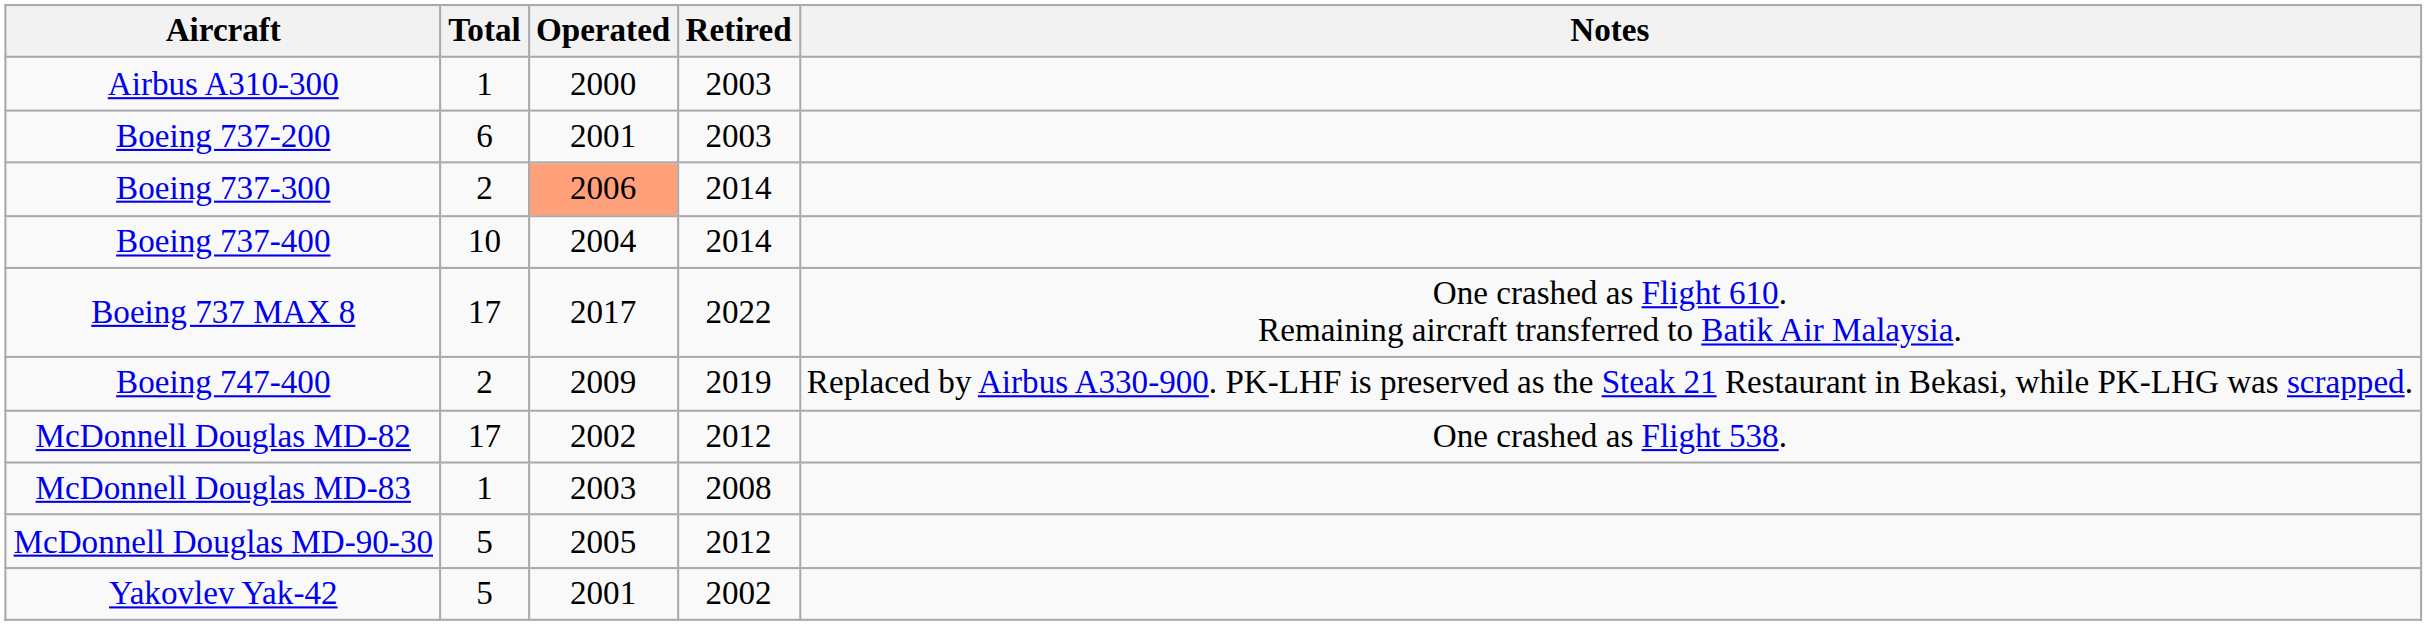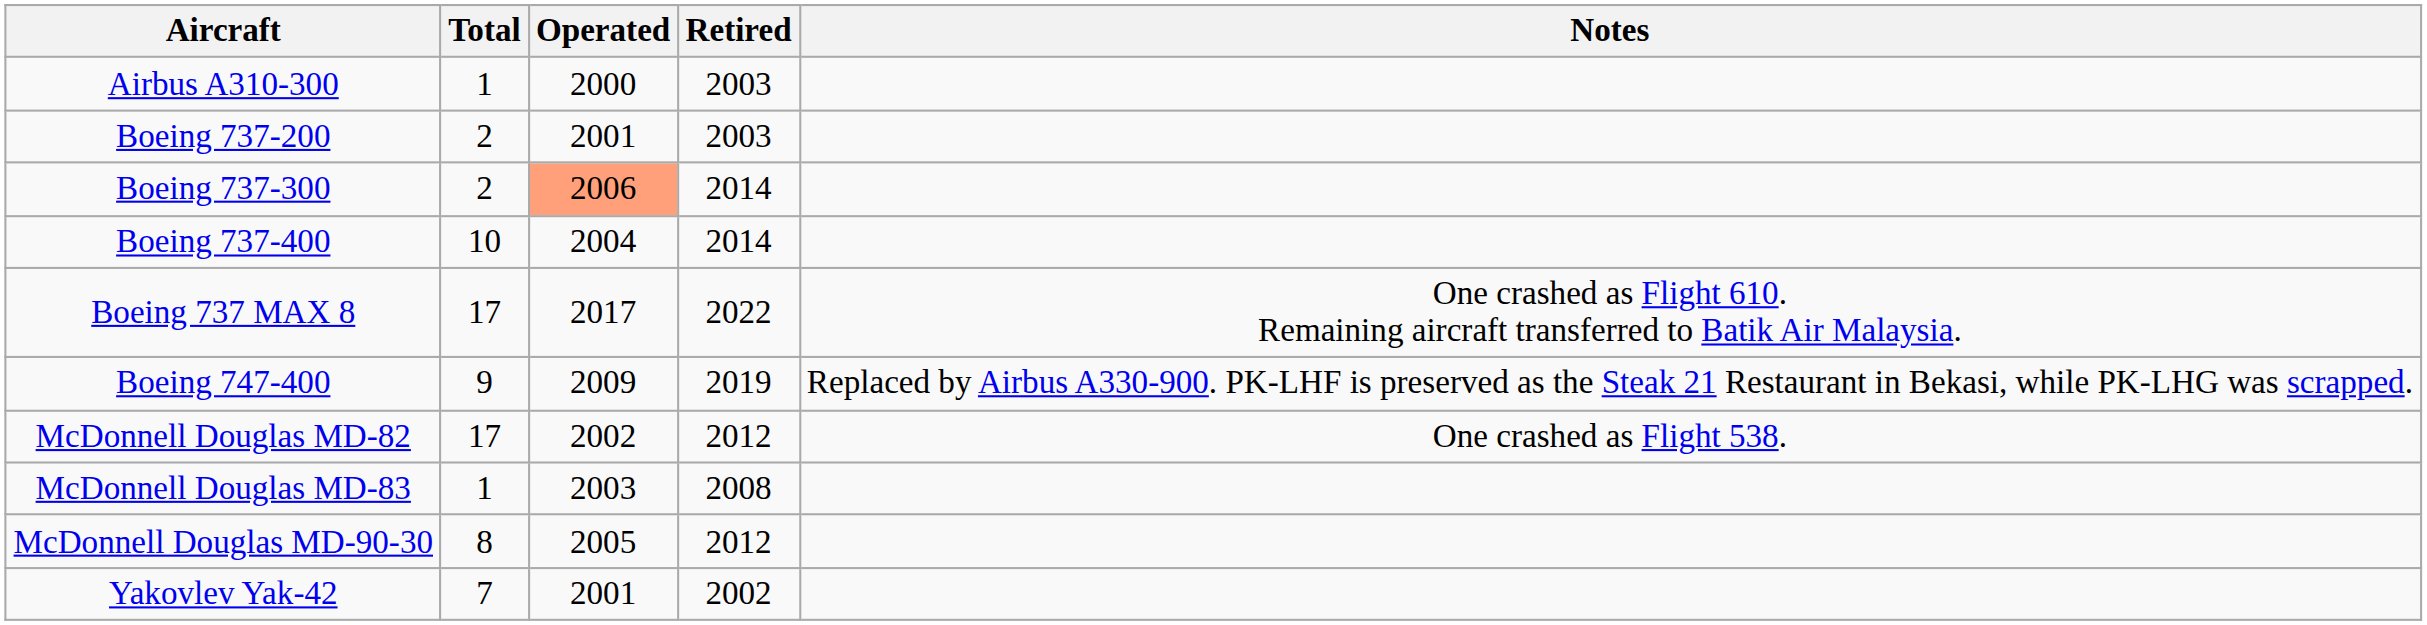(484, 135) 6 -> (484, 135) 2
(484, 383) 2 -> (484, 383) 9
(484, 540) 5 -> (484, 540) 8
(484, 593) 5 -> (484, 593) 7
